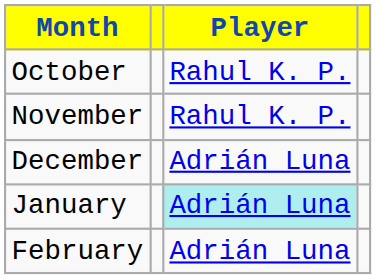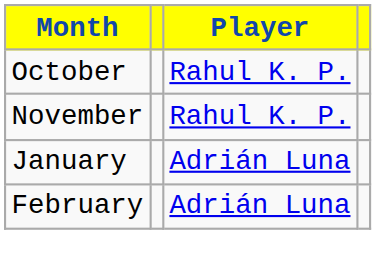- row: (77, 162)
(260, 206) paleturquoise background -> (260, 162) no background
